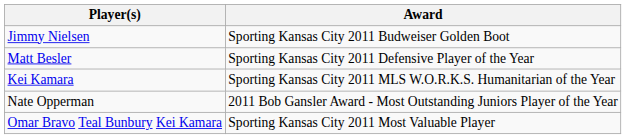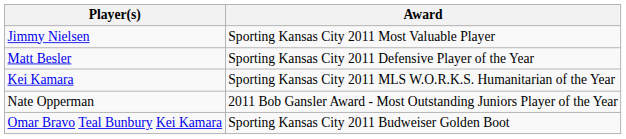(369, 36) Sporting Kansas City 2011 Budweiser Golden Boot -> (362, 36) Sporting Kansas City 2011 Most Valuable Player
(362, 123) Sporting Kansas City 2011 Most Valuable Player -> (369, 123) Sporting Kansas City 2011 Budweiser Golden Boot
